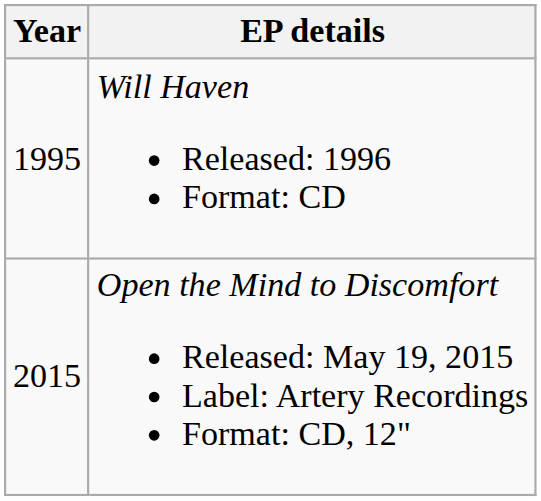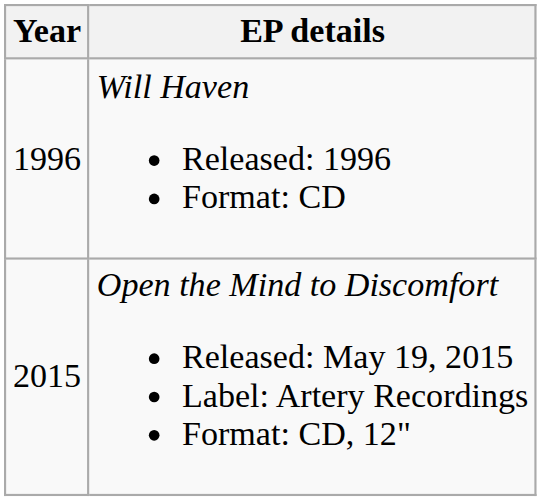(47, 157) 1995 -> (47, 157) 1996
